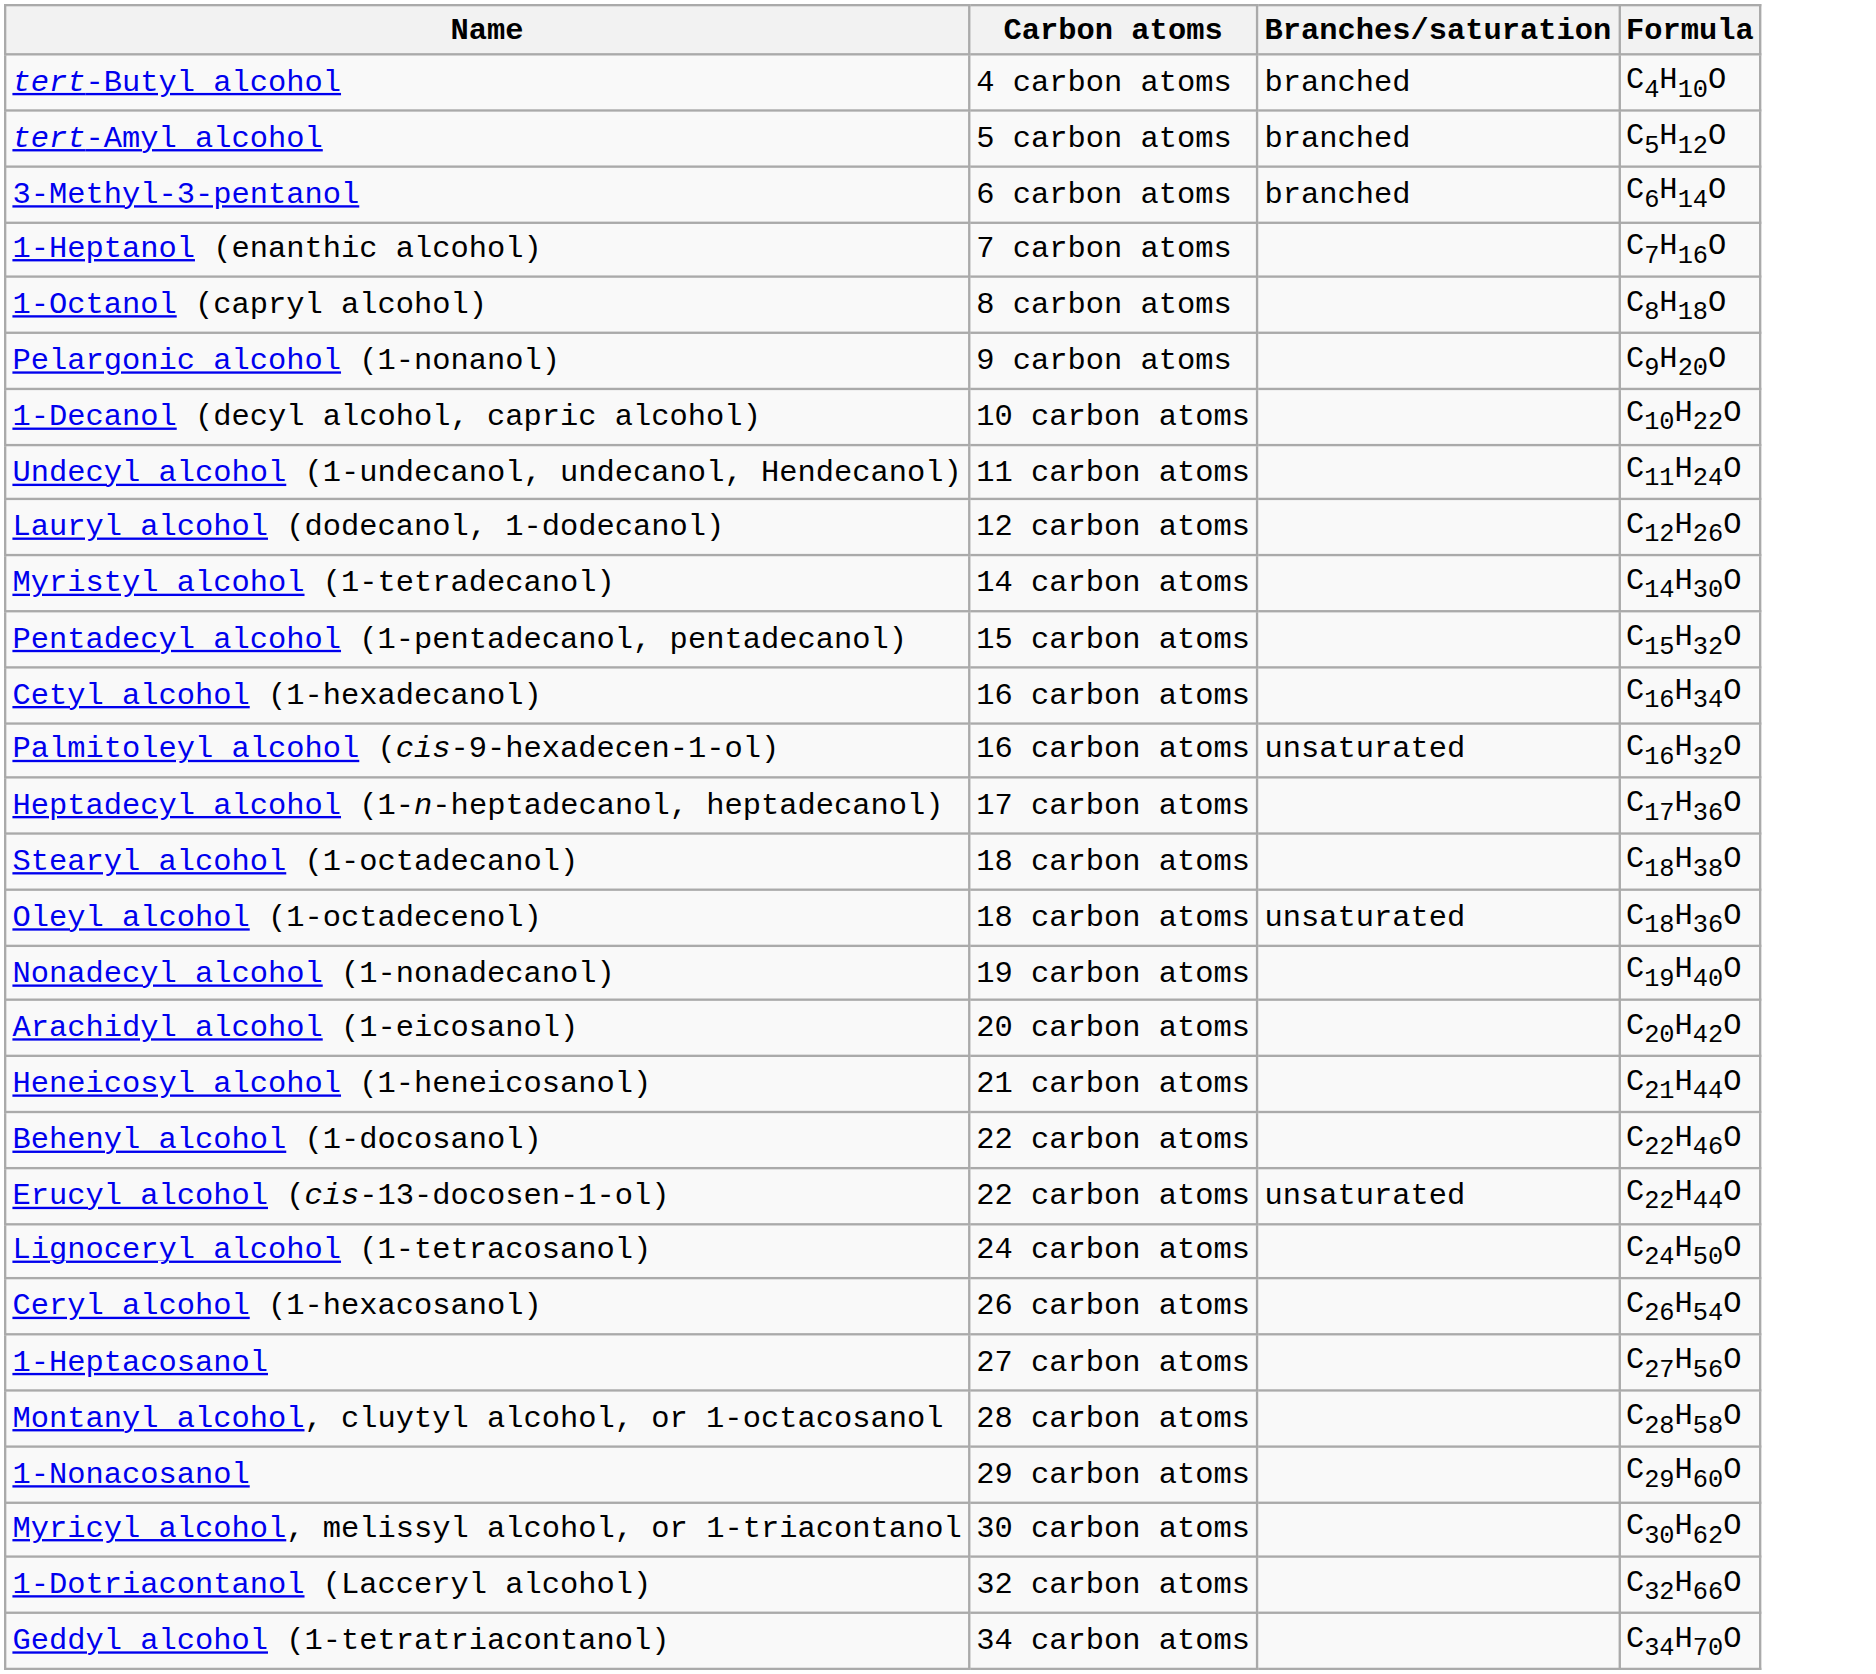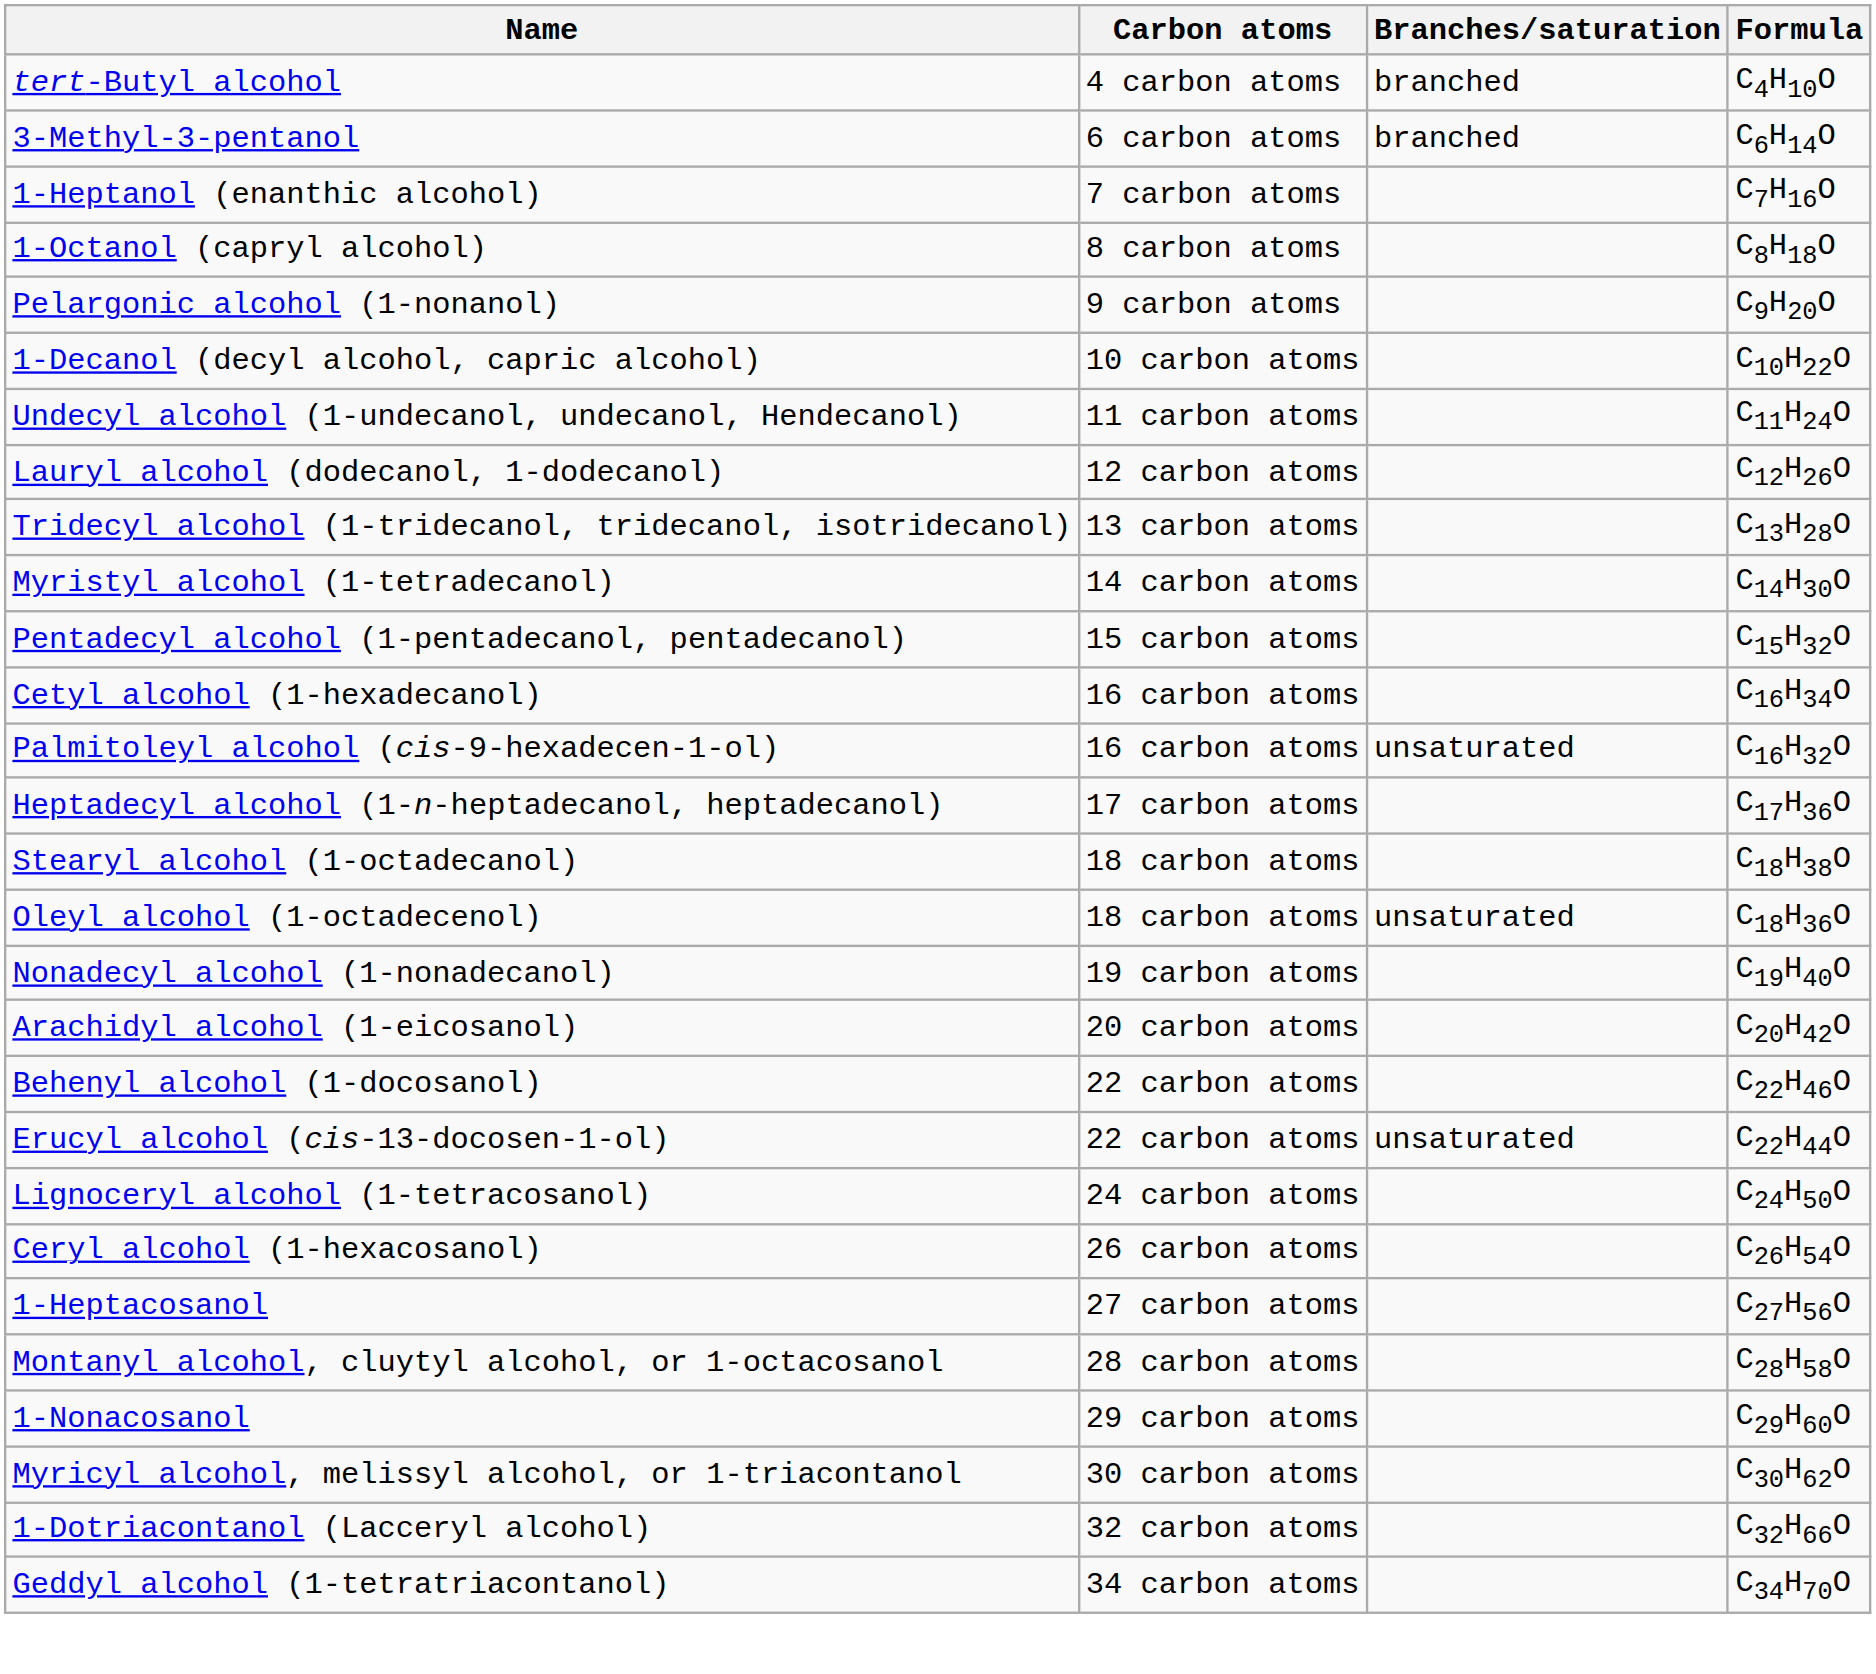- row: (168, 138)
+ row: (542, 528)
- row: (332, 1084)
